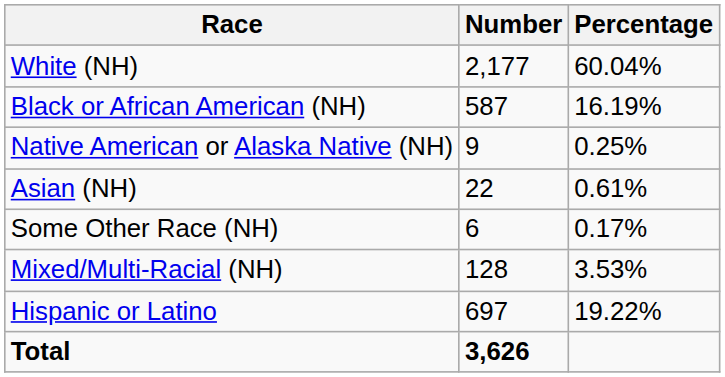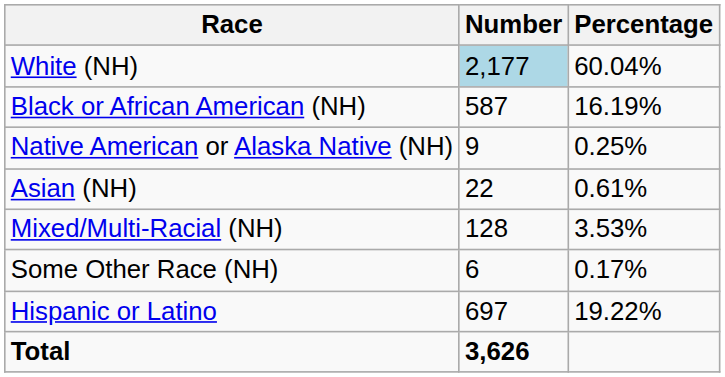(497, 65) no background -> (497, 65) lightblue background
rows swapped: (145, 229) <-> (147, 270)
